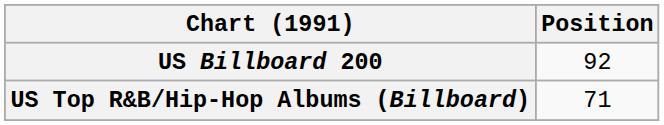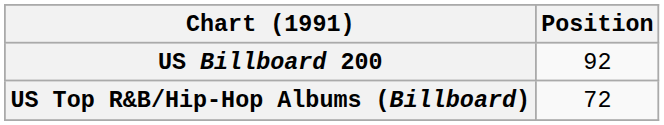(597, 100) 71 -> (597, 100) 72
